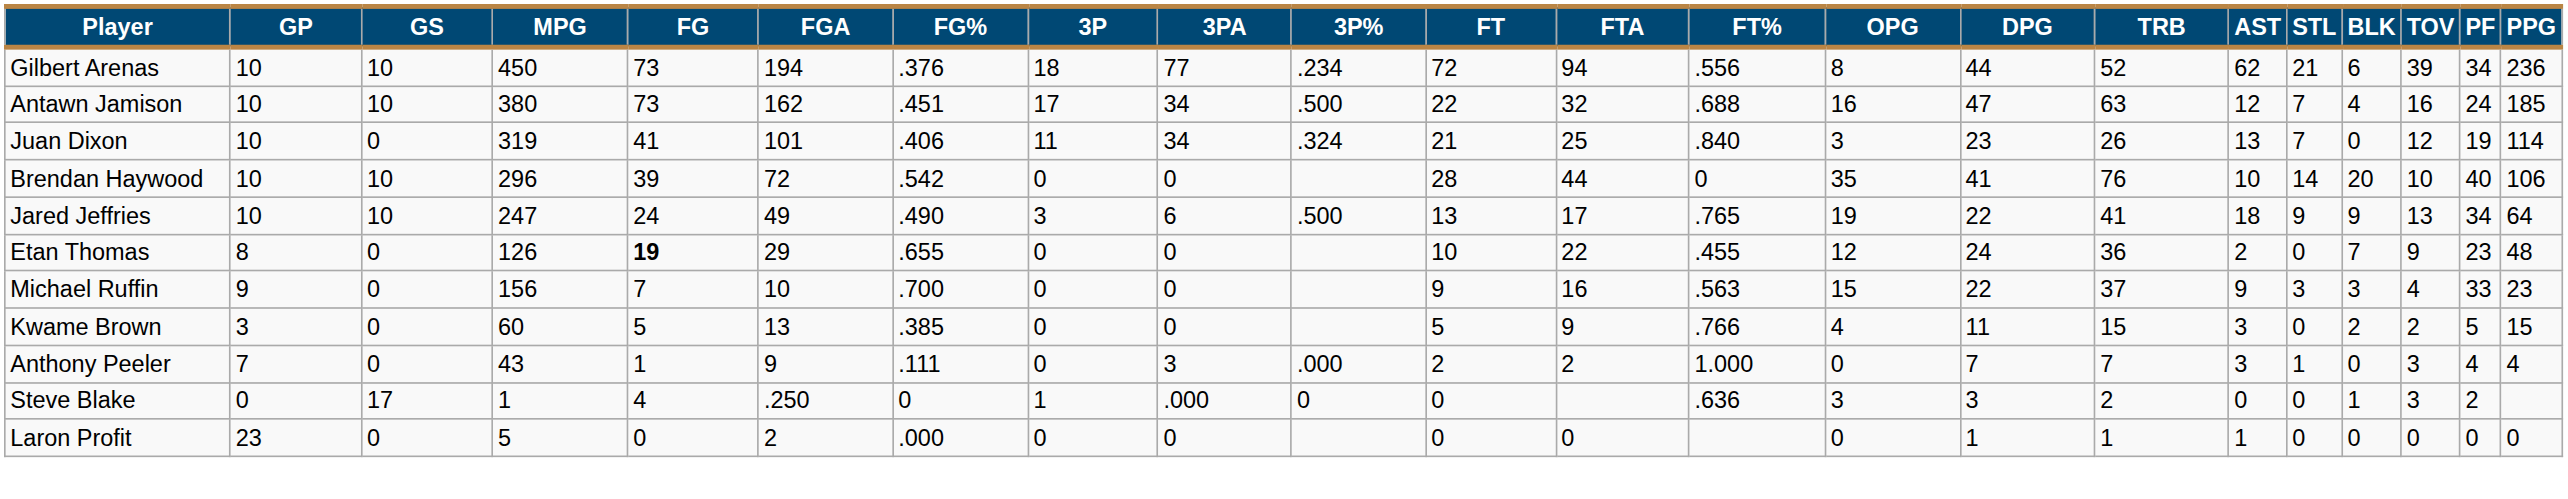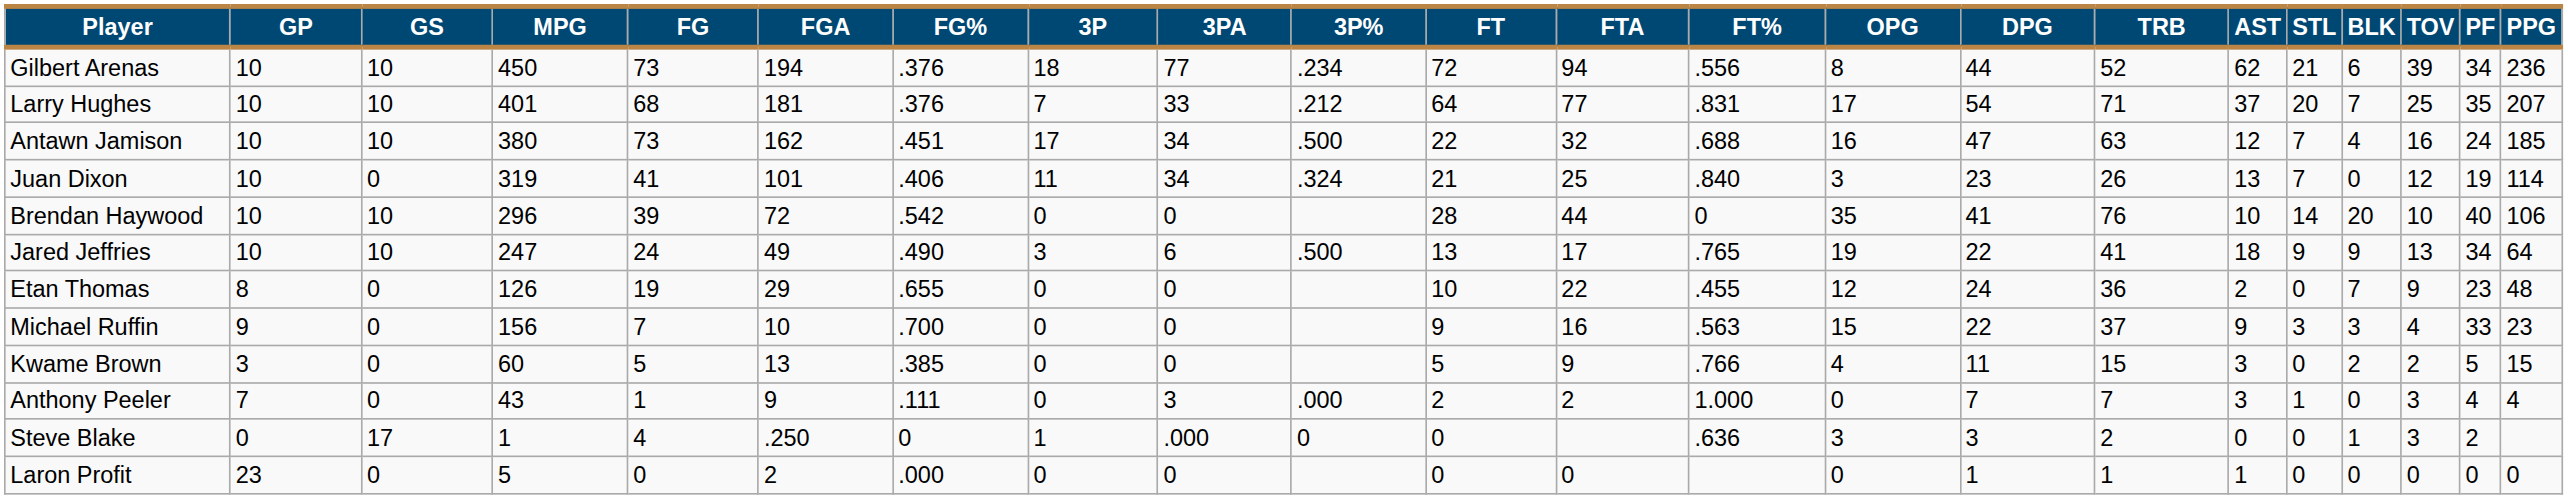+ row: (81, 104)
(646, 253) bold -> (646, 290) normal
